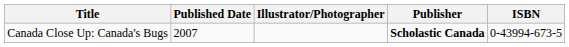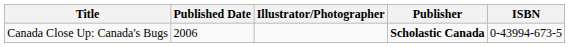(185, 33) 2007 -> (185, 33) 2006
